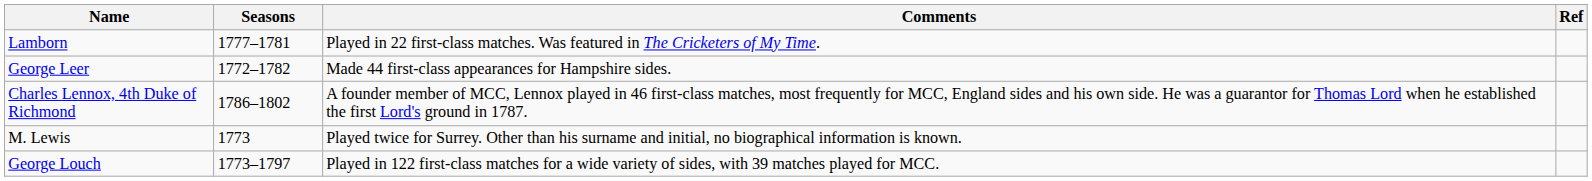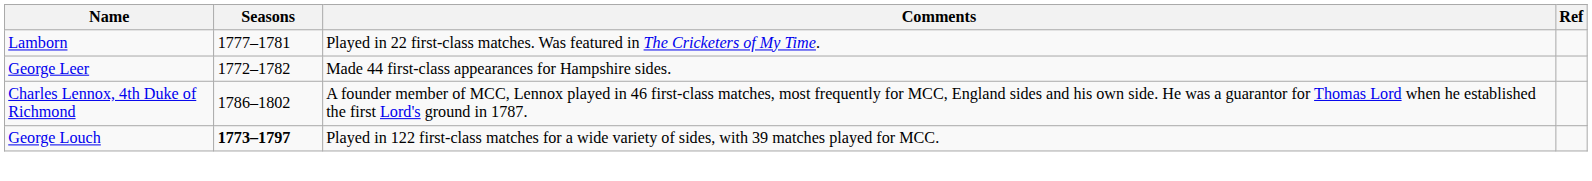- row: (39, 138)
(254, 163) normal -> (254, 138) bold
